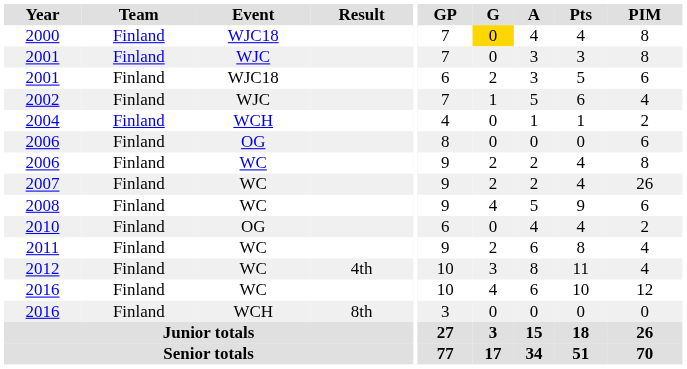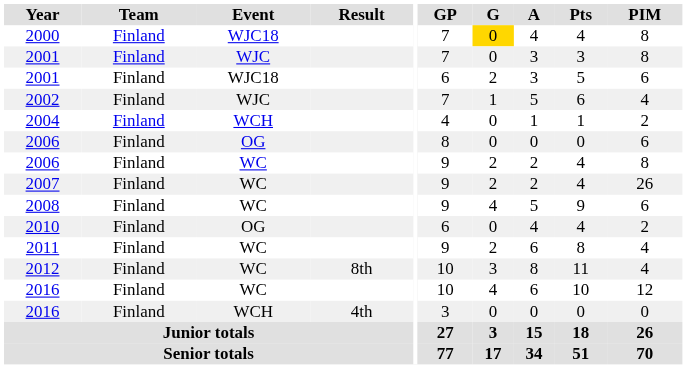(362, 268) 4th -> (362, 268) 8th
(362, 311) 8th -> (362, 311) 4th
